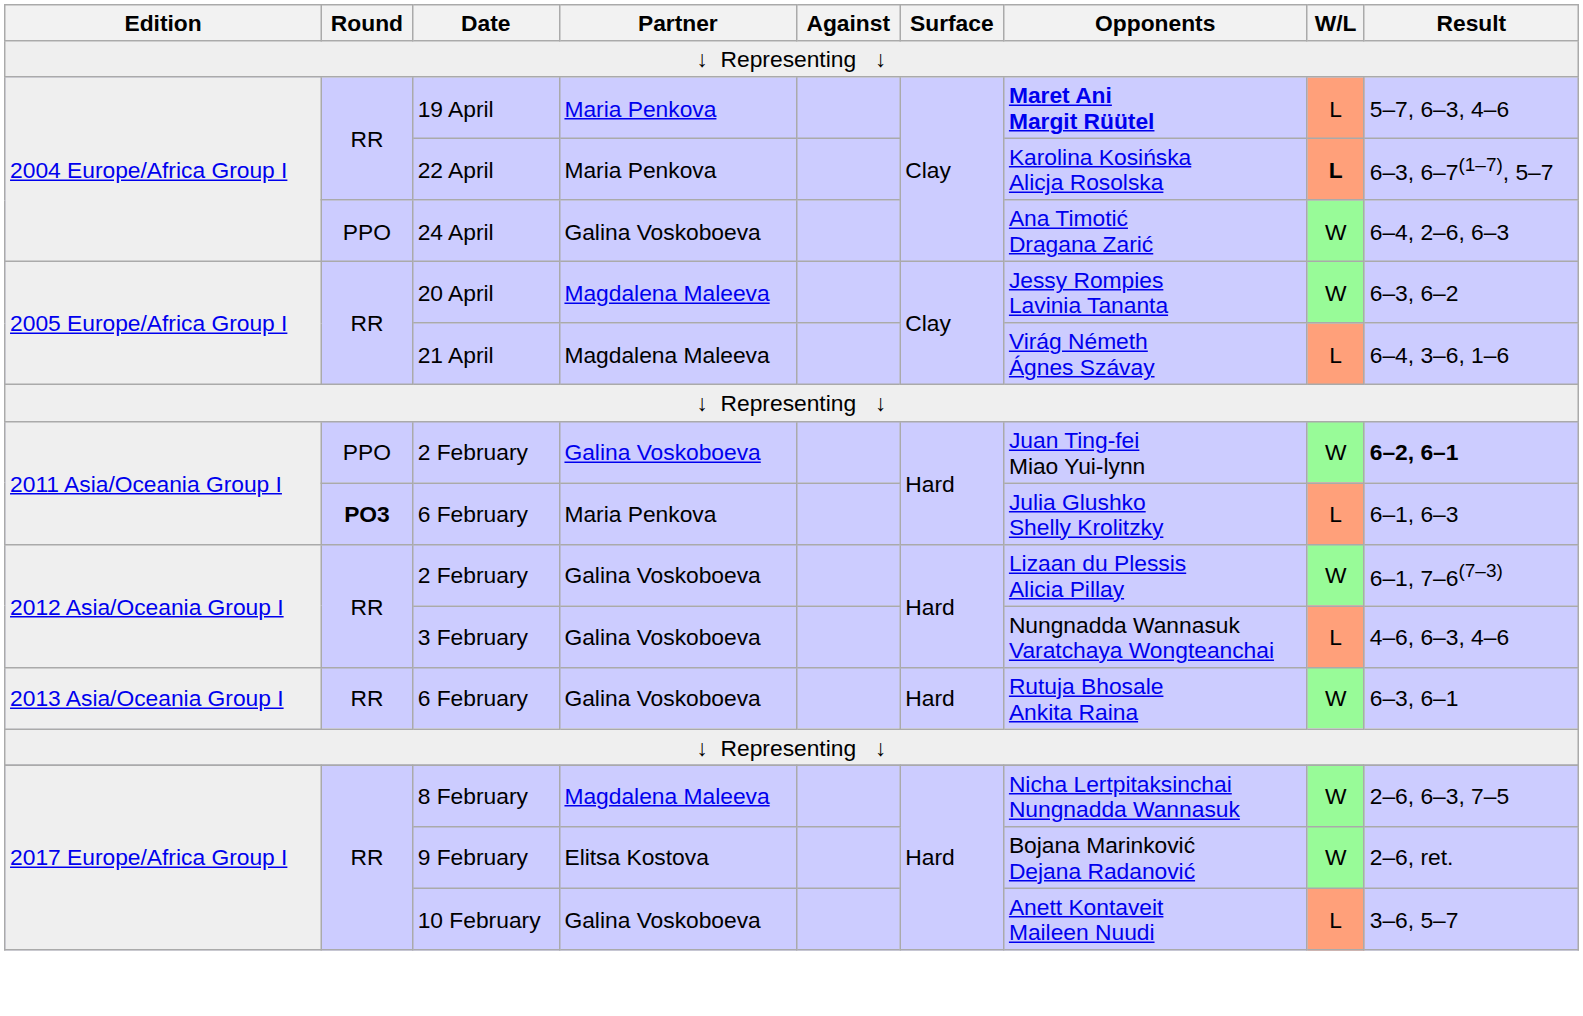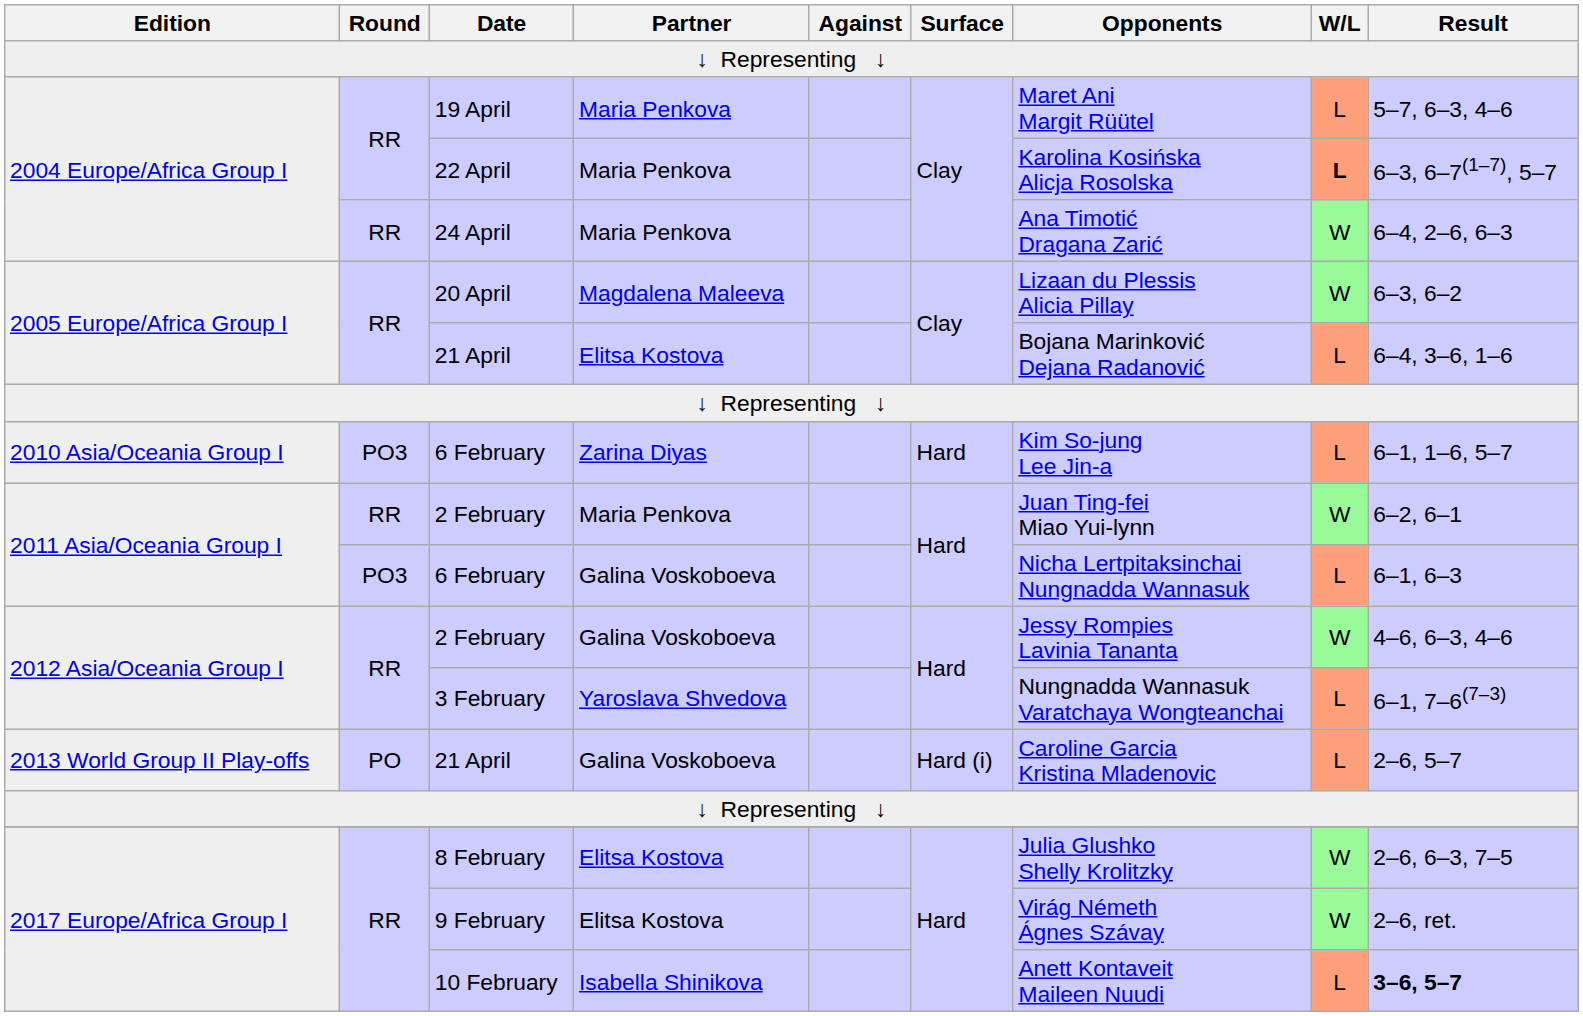(1082, 108) bold -> (1086, 108) normal
(367, 231) PPO -> (385, 231) RR
(663, 231) Galina Voskoboeva -> (655, 231) Maria Penkova
(1088, 293) Jessy Rompies Lavinia Tananta -> (1107, 293) Lizaan du Plessis Alicia Pillay
(667, 354) Magdalena Maleeva -> (651, 354) Elitsa Kostova
(1082, 354) Virág Németh Ágnes Szávay -> (1112, 354) Bojana Marinković Dejana Radanović
+ row: (147, 452)
(367, 452) PPO -> (385, 514) RR
(663, 452) Galina Voskoboeva -> (655, 514) Maria Penkova
(1414, 452) bold -> (1418, 514) normal
(367, 514) bold -> (385, 575) normal
(640, 514) Maria Penkova -> (677, 575) Galina Voskoboeva
(1086, 514) Julia Glushko Shelly Krolitzky -> (1134, 575) Nicha Lertpitaksinchai Nungnadda Wannasuk
(1098, 575) Lizaan du Plessis Alicia Pillay -> (1098, 637) Jessy Rompies Lavinia Tananta
(1436, 575) 6–1, 7–6(7–3) -> (1443, 637) 4–6, 6–3, 4–6
(663, 637) Galina Voskoboeva -> (683, 698) Yaroslava Shvedova
(1439, 637) 4–6, 6–3, 4–6 -> (1440, 698) 6–1, 7–6(7–3)
- row: (147, 698)
+ row: (160, 760)
(667, 796) Magdalena Maleeva -> (651, 858) Elitsa Kostova
(1124, 796) Nicha Lertpitaksinchai Nungnadda Wannasuk -> (1096, 858) Julia Glushko Shelly Krolitzky
(1102, 858) Bojana Marinković Dejana Radanović -> (1091, 919) Virág Németh Ágnes Szávay
(663, 919) Galina Voskoboeva -> (671, 981) Isabella Shinikova
(1414, 919) normal -> (1418, 981) bold
